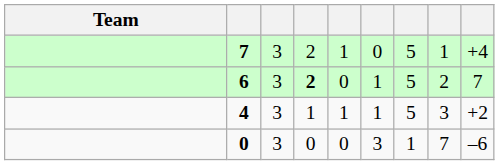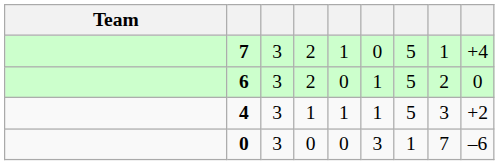(311, 81) bold -> (311, 81) normal
(478, 81) 7 -> (478, 81) 0
